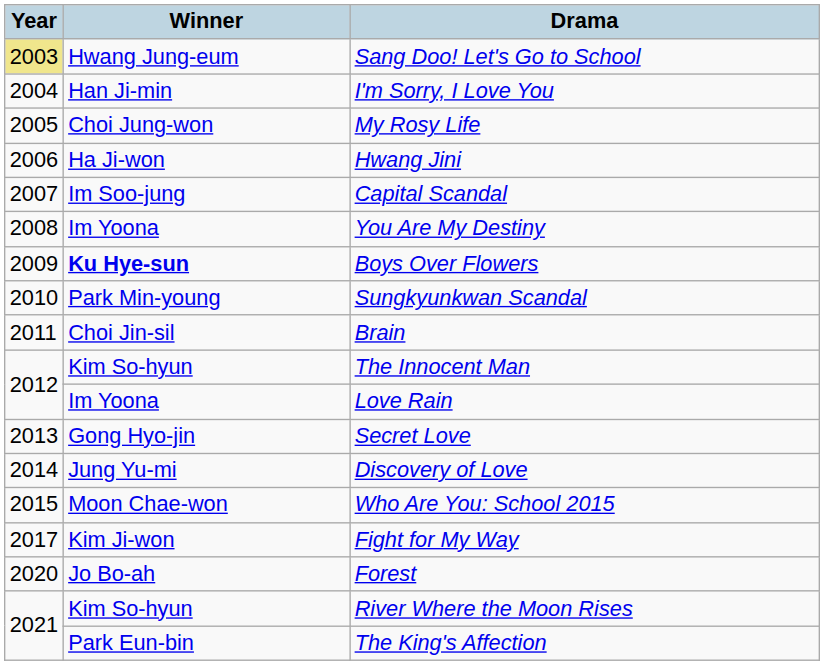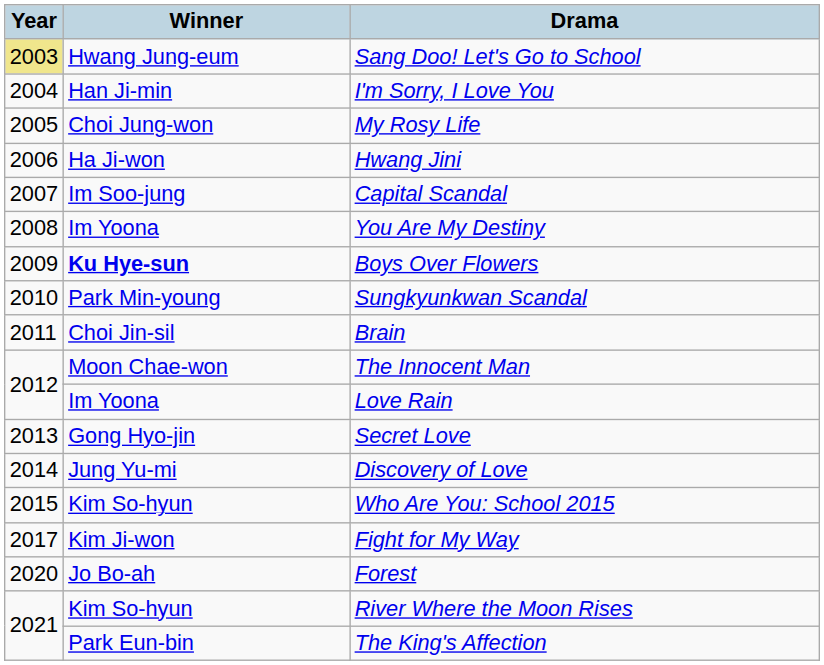(130, 366) Kim So-hyun -> (148, 366) Moon Chae-won
(148, 504) Moon Chae-won -> (130, 504) Kim So-hyun
